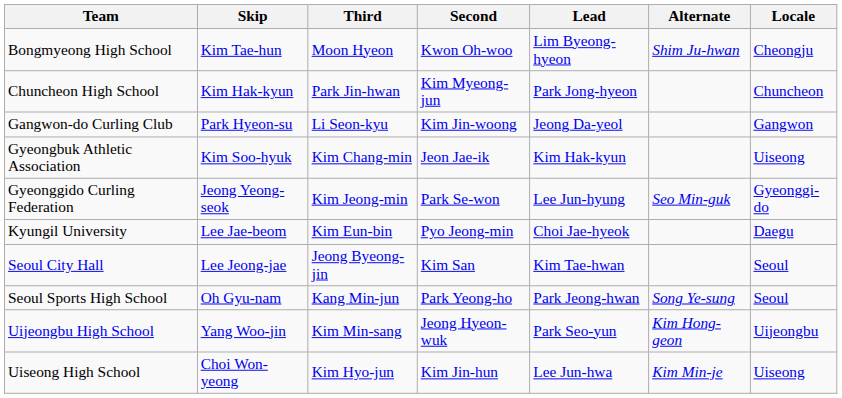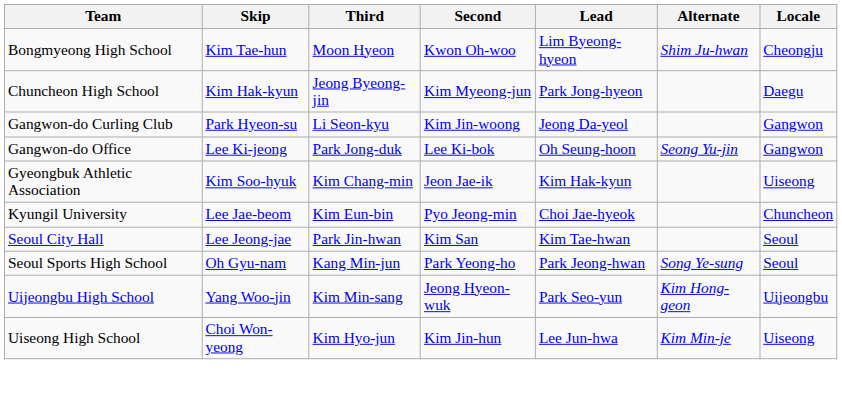(356, 91) Park Jin-hwan -> (359, 91) Jeong Byeong-jin
(788, 91) Chuncheon -> (783, 91) Daegu
+ row: (70, 148)
- row: (71, 198)
(774, 231) Daegu -> (798, 214) Chuncheon
(358, 264) Jeong Byeong-jin -> (357, 239) Park Jin-hwan
